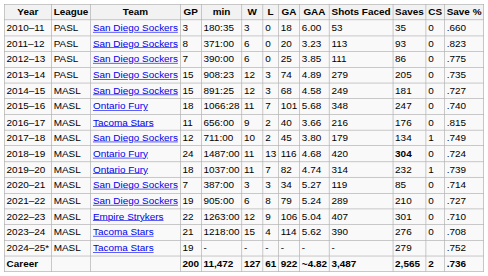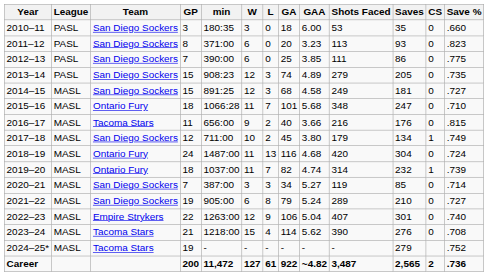(456, 106) .740 -> (456, 106) .710
(403, 153) bold -> (403, 153) normal
(456, 216) .710 -> (456, 216) .740
